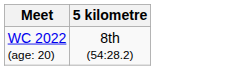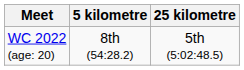+ column: (195, 15)
